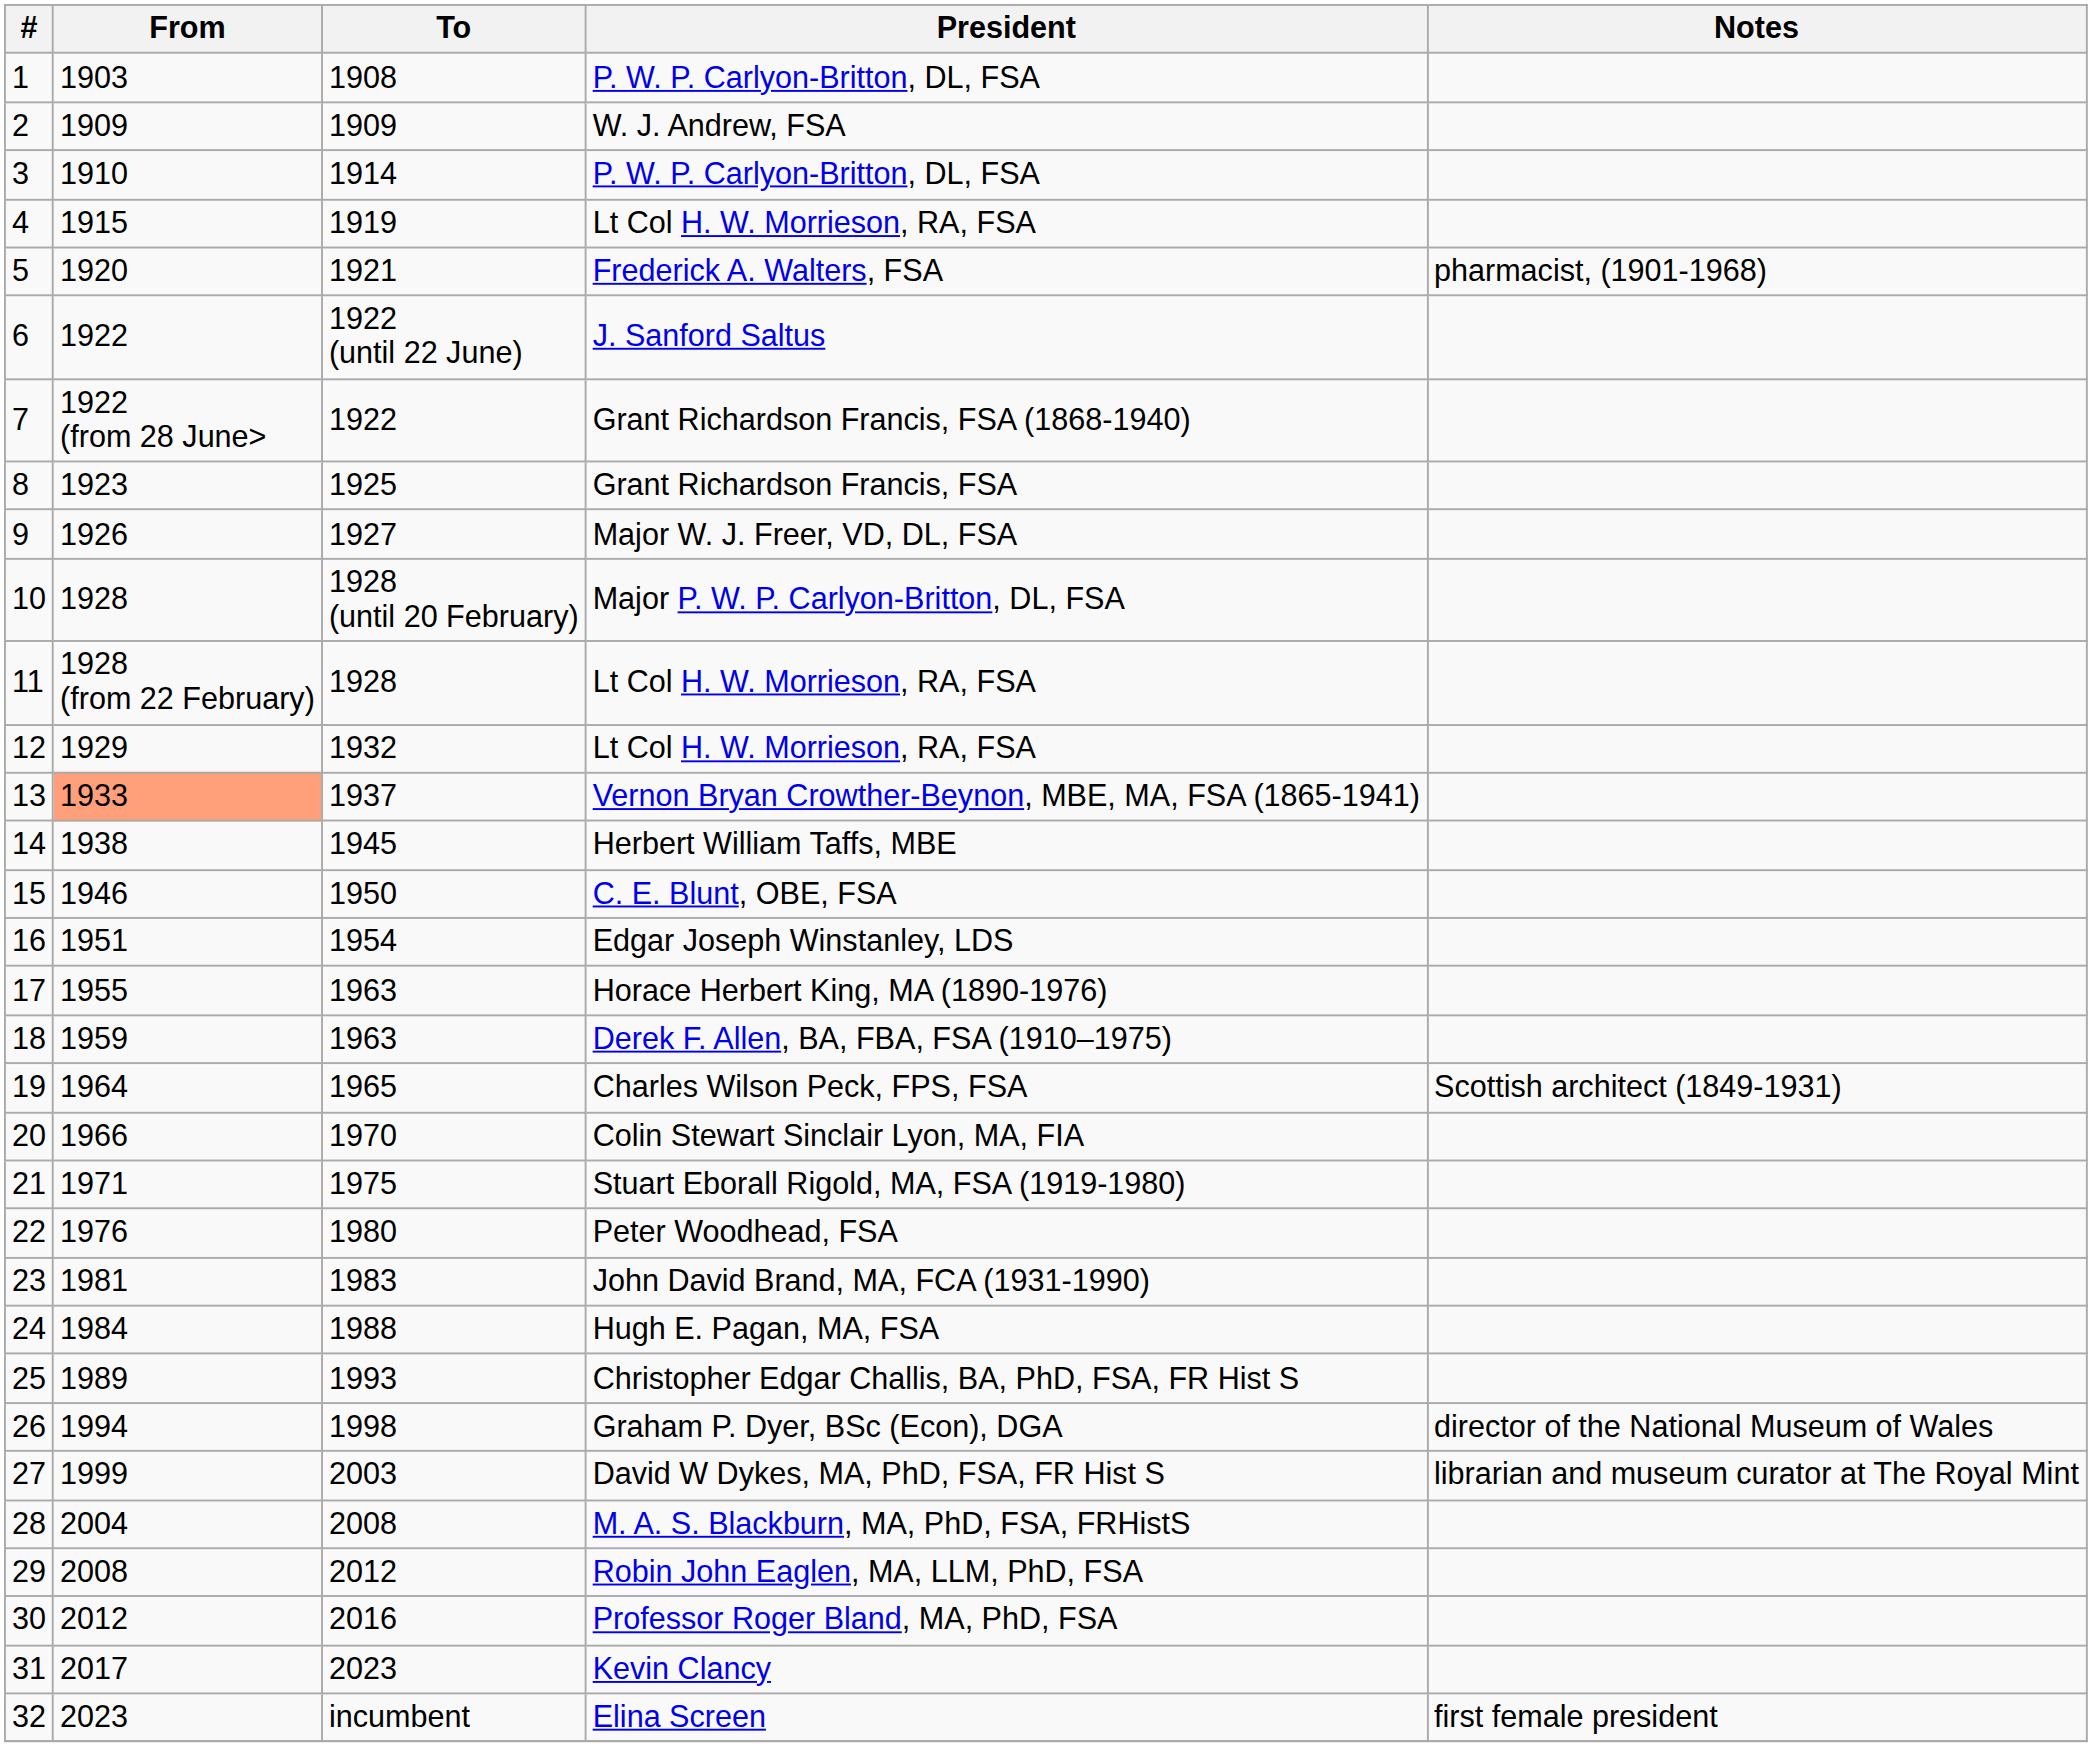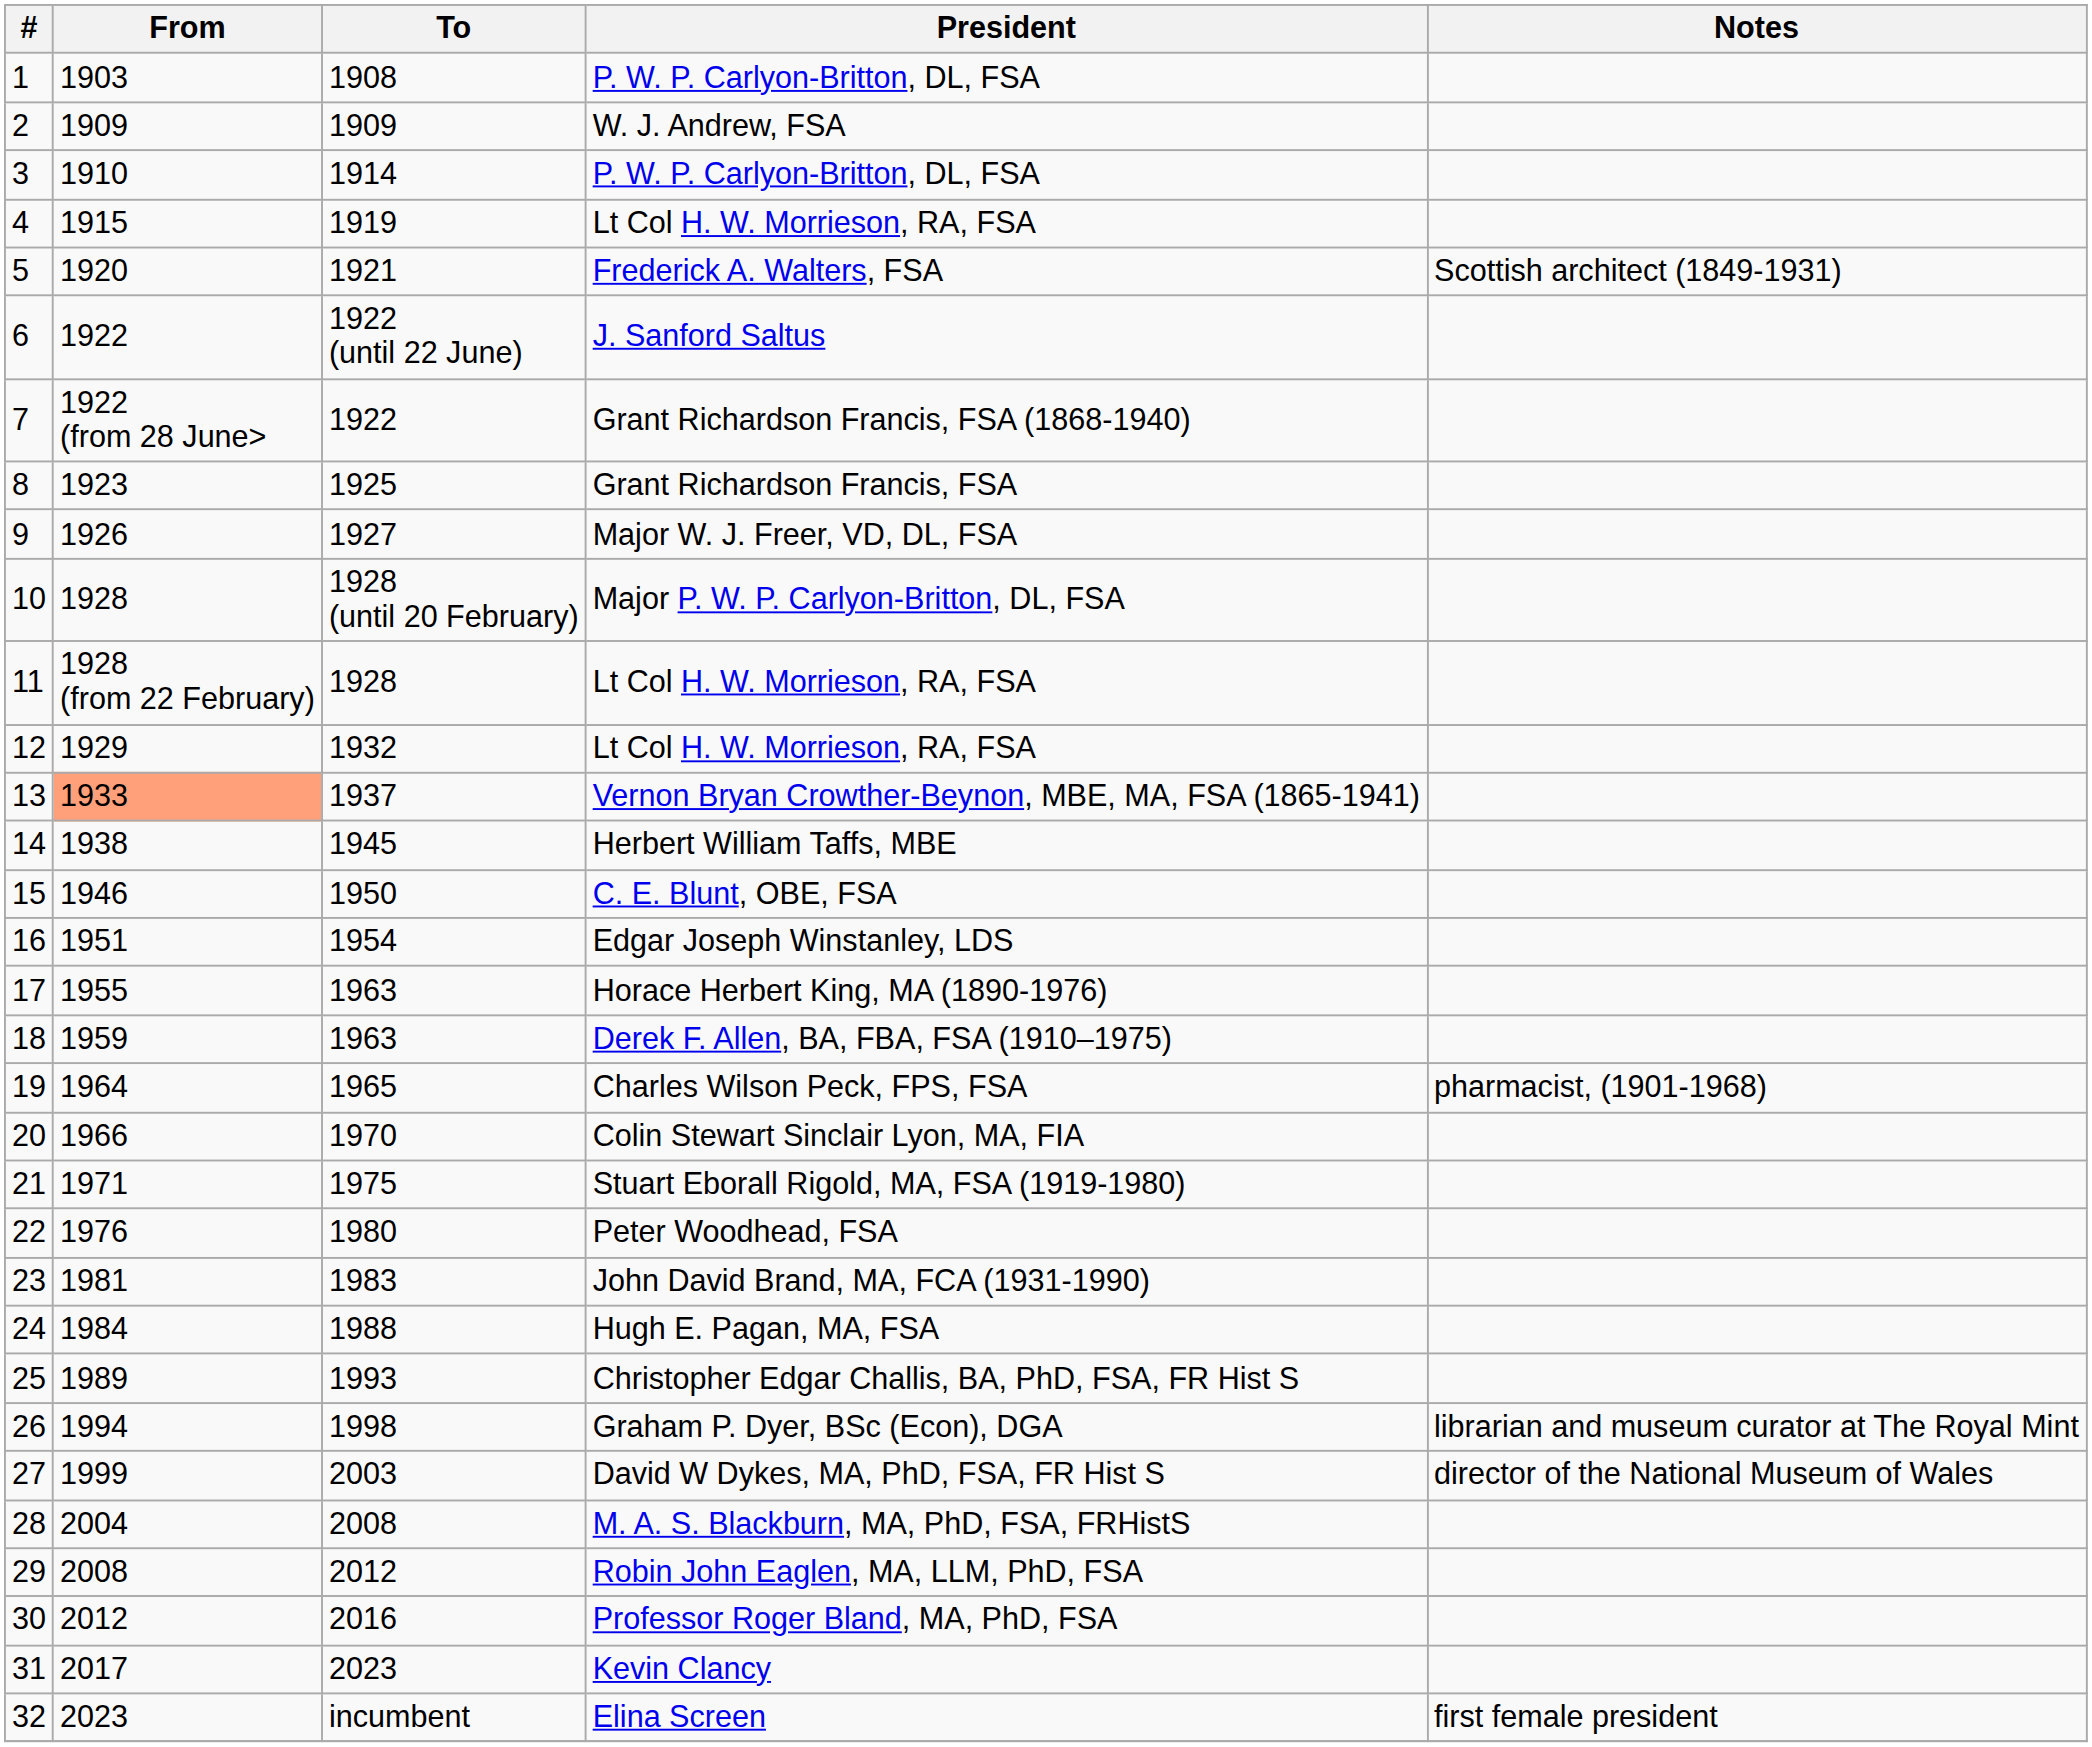(1600, 271) pharmacist, (1901-1968) -> (1638, 271) Scottish architect (1849-1931)
(1638, 1087) Scottish architect (1849-1931) -> (1600, 1087) pharmacist, (1901-1968)
(1714, 1426) director of the National Museum of Wales -> (1756, 1426) librarian and museum curator at The Royal Mint
(1756, 1474) librarian and museum curator at The Royal Mint -> (1714, 1474) director of the National Museum of Wales
